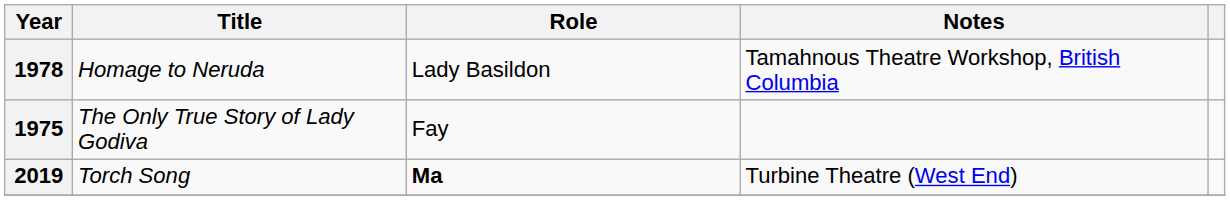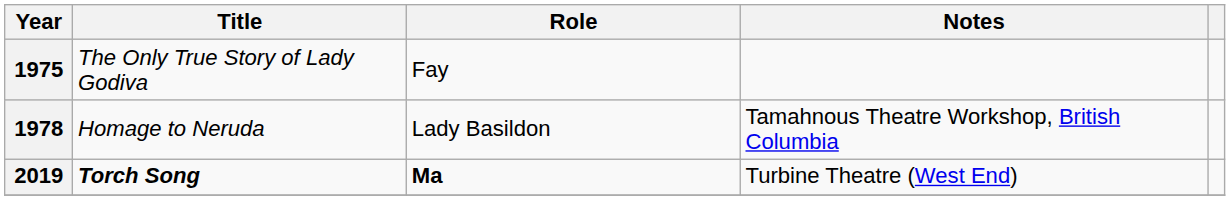rows swapped: (39, 129) <-> (39, 69)
(134, 176) normal -> (139, 176) bold
